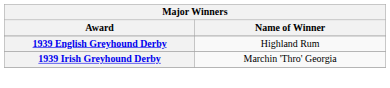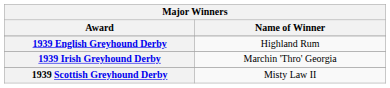+ row: (100, 75)
